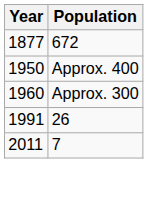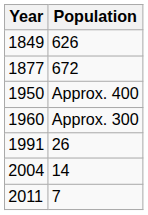+ row: (26, 42)
+ row: (26, 171)
